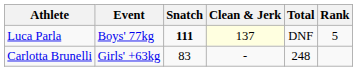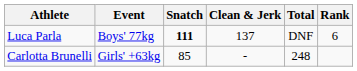(245, 35) lightyellow background -> (245, 35) no background
(335, 35) 5 -> (335, 35) 6
(185, 56) 83 -> (185, 56) 85
